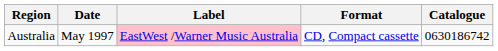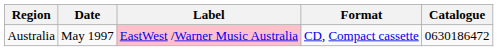(457, 35) 0630186742 -> (457, 35) 0630186472
